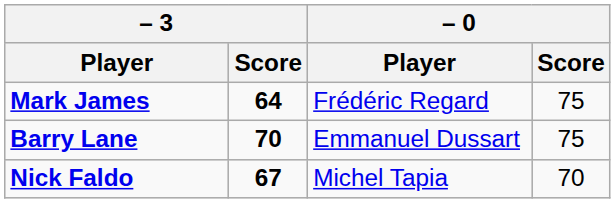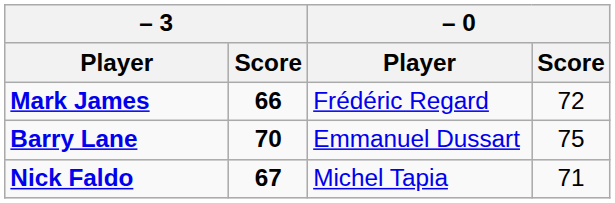(268, 100) 64 -> (268, 100) 66
(571, 100) 75 -> (571, 100) 72
(571, 178) 70 -> (571, 178) 71
